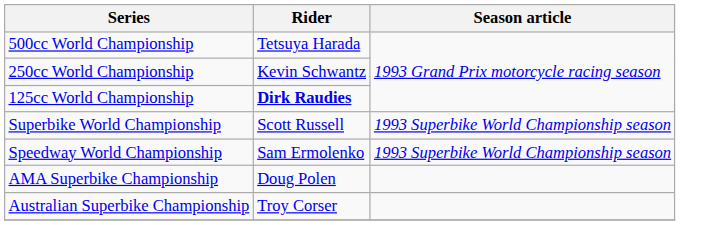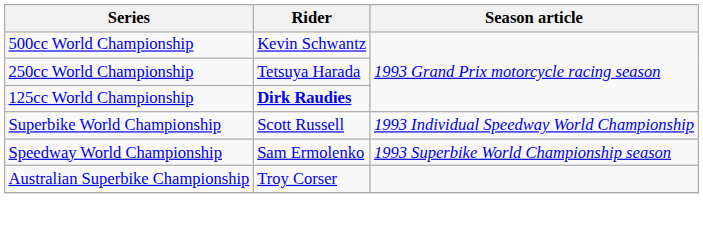(309, 44) Tetsuya Harada -> (312, 44) Kevin Schwantz
(312, 71) Kevin Schwantz -> (309, 71) Tetsuya Harada
(523, 125) 1993 Superbike World Championship season -> (534, 125) 1993 Individual Speedway World Championship
- row: (113, 178)
